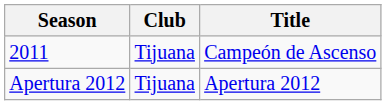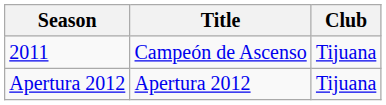columns swapped: (165, 20) <-> (290, 20)
